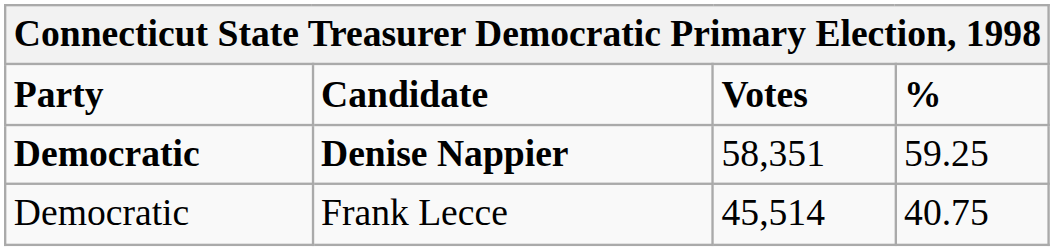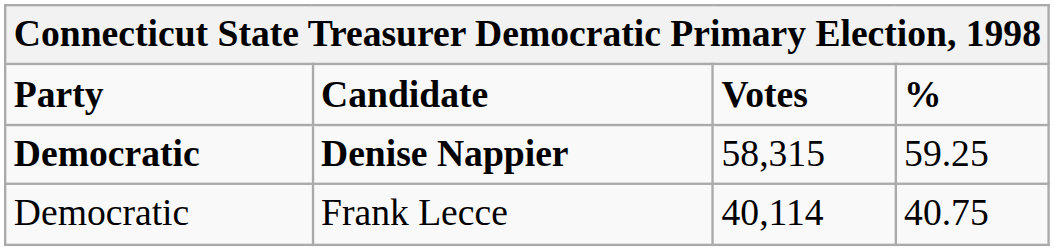(773, 153) 58,351 -> (773, 153) 58,315
(773, 213) 45,514 -> (773, 213) 40,114
